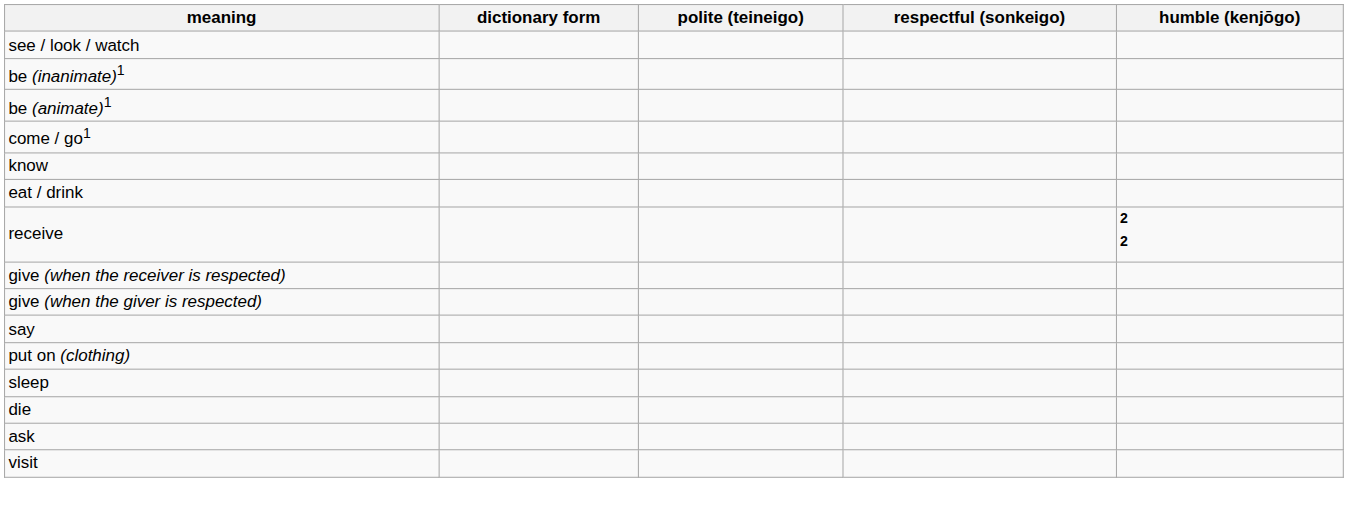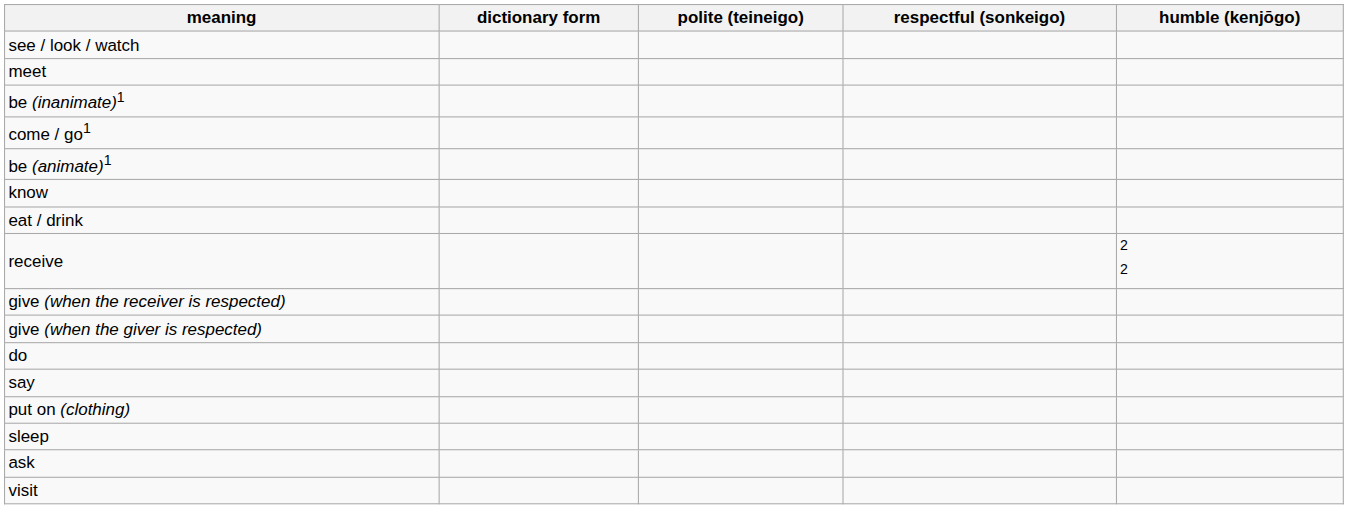+ row: (27, 71)
rows swapped: (60, 105) <-> (50, 137)
(1124, 234) bold -> (1124, 257) normal
+ row: (18, 355)
- row: (20, 409)
